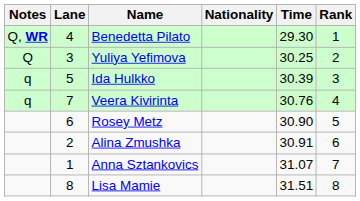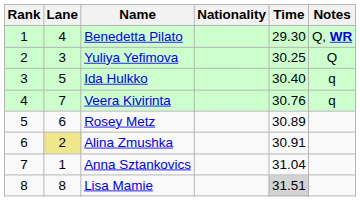columns swapped: (336, 15) <-> (28, 15)
(296, 79) 30.39 -> (289, 79) 30.40
(296, 121) 30.90 -> (289, 121) 30.89
(70, 143) no background -> (62, 143) khaki background
(296, 164) 31.07 -> (289, 164) 31.04
(296, 185) no background -> (289, 185) lightgrey background
